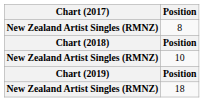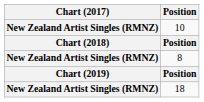rows swapped: (180, 58) <-> (180, 27)
